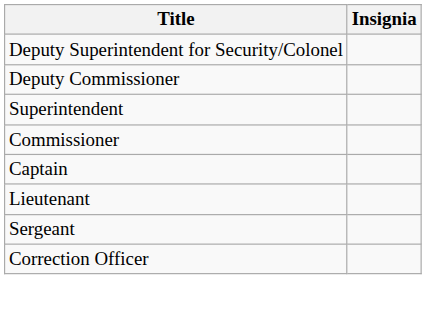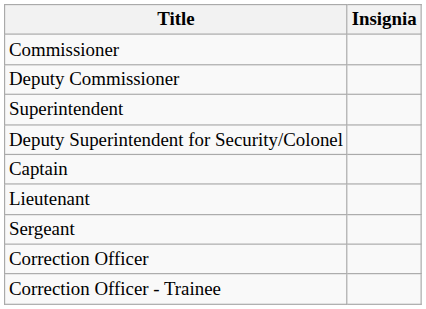rows swapped: (64, 139) <-> (176, 49)
+ row: (115, 288)
